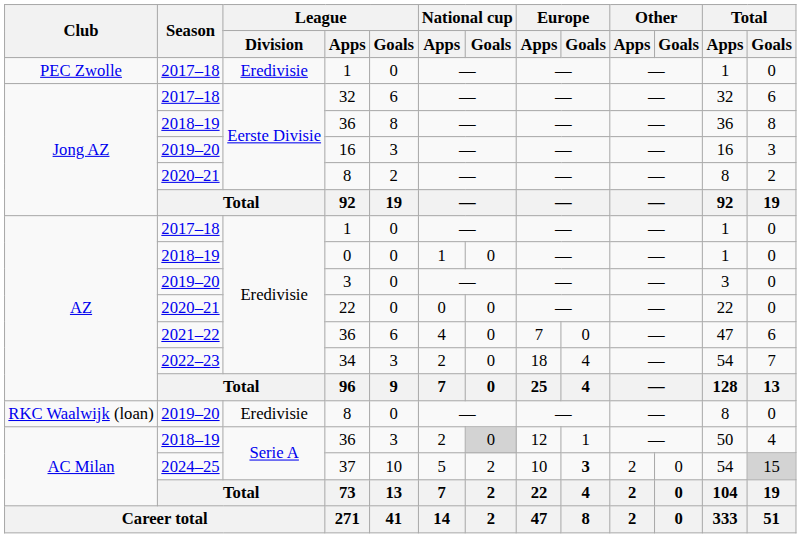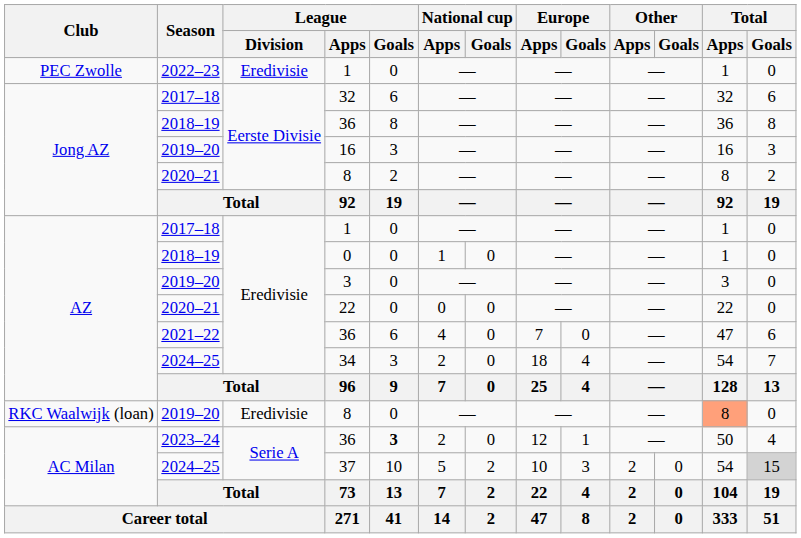(190, 70) 2017–18 -> (190, 70) 2022–23
(190, 360) 2022–23 -> (190, 360) 2024–25
(725, 413) no background -> (725, 413) lightsalmon background
(190, 439) 2018–19 -> (190, 439) 2023–24
(394, 439) normal -> (394, 439) bold
(491, 439) lightgrey background -> (491, 439) no background
(586, 466) bold -> (586, 466) normal
